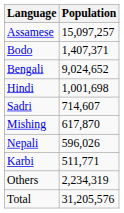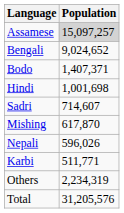(88, 32) no background -> (88, 32) lightgrey background
rows swapped: (25, 69) <-> (20, 50)
